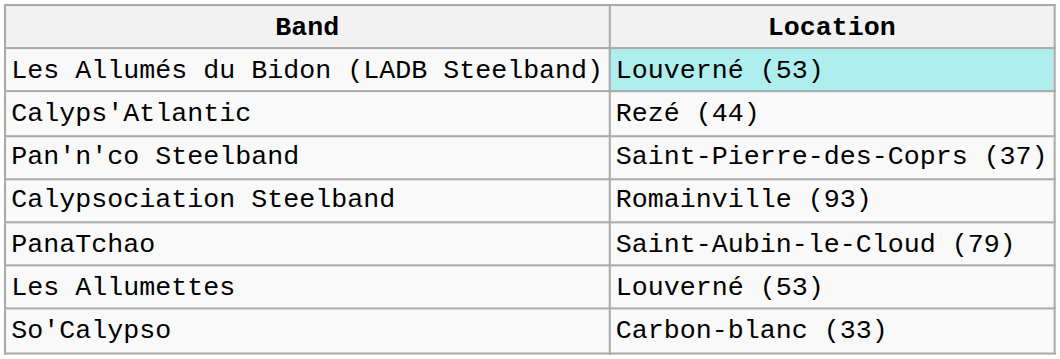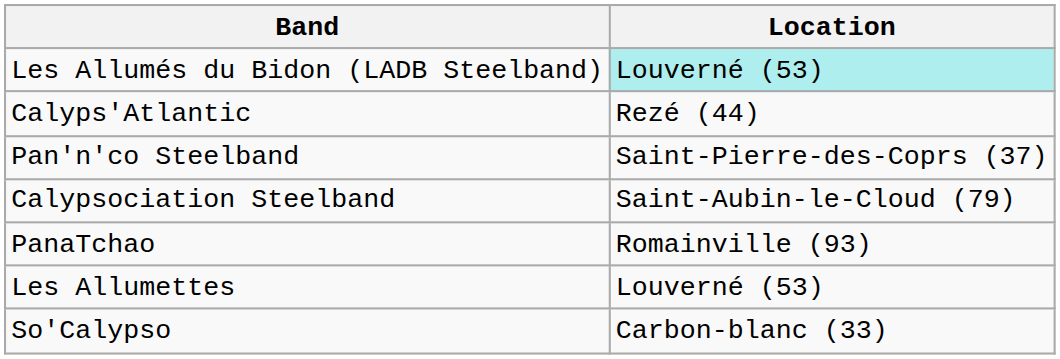(744, 200) Romainville (93) -> (816, 200) Saint-Aubin-le-Cloud (79)
(816, 244) Saint-Aubin-le-Cloud (79) -> (744, 244) Romainville (93)
